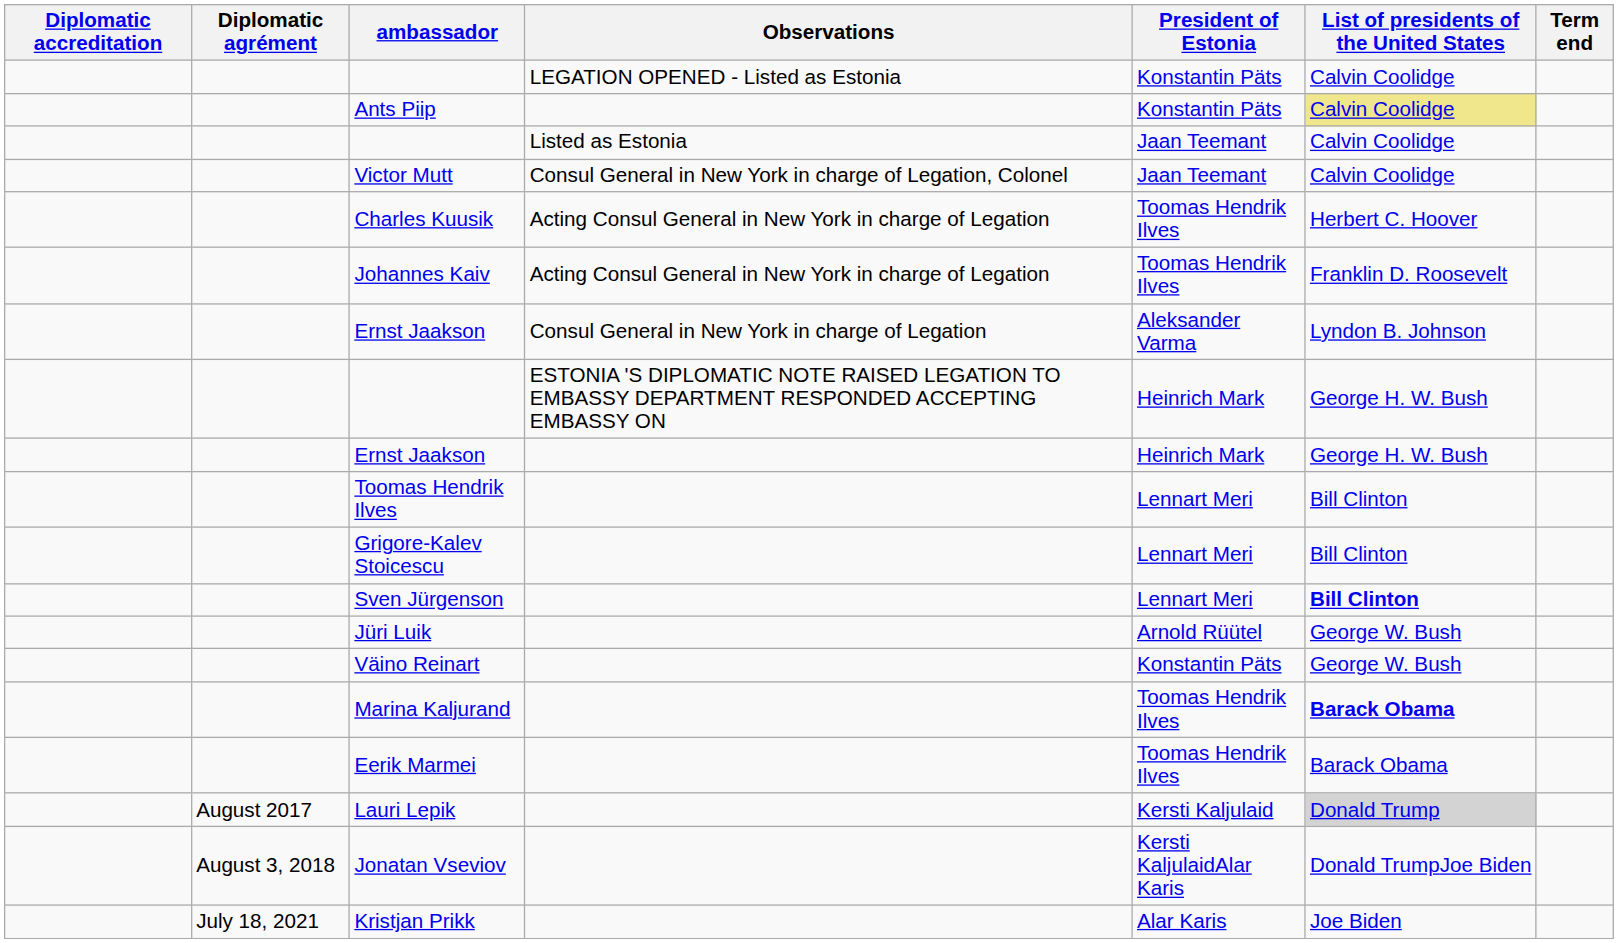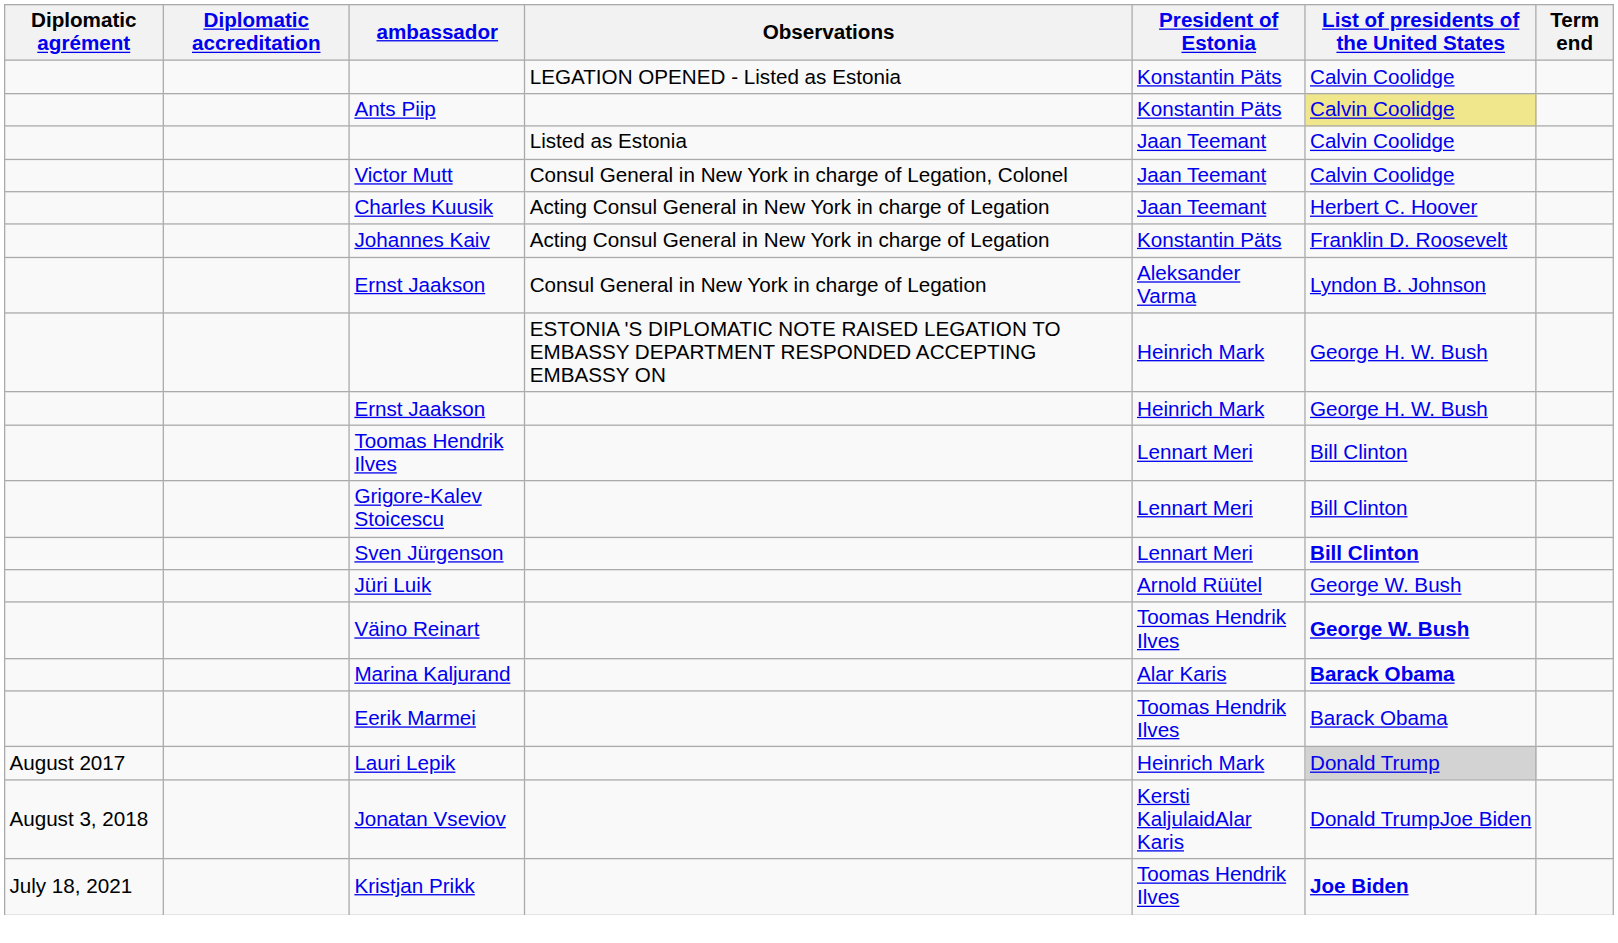columns swapped: (270, 32) <-> (98, 32)
(1212, 219) Toomas Hendrik Ilves -> (1202, 207) Jaan Teemant
(1212, 275) Toomas Hendrik Ilves -> (1209, 240) Konstantin Päts
(1209, 664) Konstantin Päts -> (1212, 630) Toomas Hendrik Ilves
(1386, 664) normal -> (1390, 630) bold
(1212, 709) Toomas Hendrik Ilves -> (1182, 674) Alar Karis
(1205, 809) Kersti Kaljulaid -> (1201, 763) Heinrich Mark
(1182, 921) Alar Karis -> (1212, 886) Toomas Hendrik Ilves
(1356, 921) normal -> (1359, 886) bold
